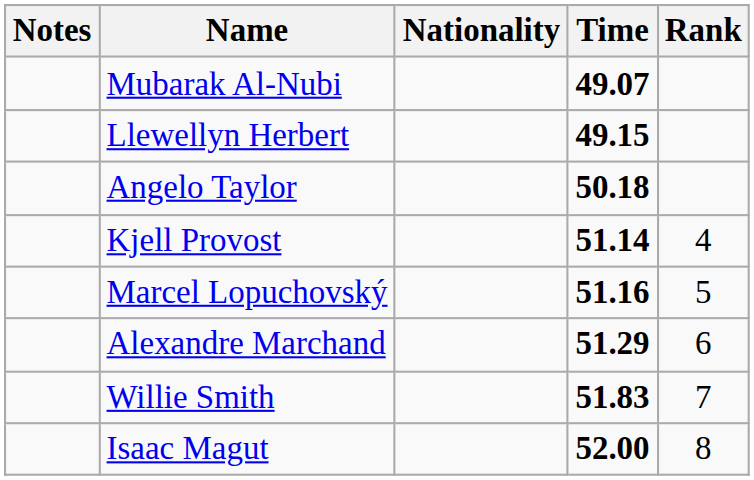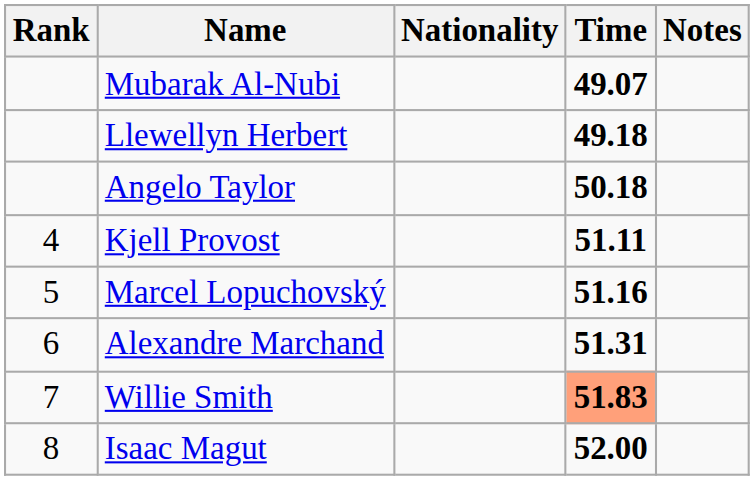columns swapped: (703, 30) <-> (52, 30)
(613, 135) 49.15 -> (611, 135) 49.18
(613, 239) 51.14 -> (611, 239) 51.11
(613, 344) 51.29 -> (611, 344) 51.31
(613, 396) no background -> (611, 396) lightsalmon background
